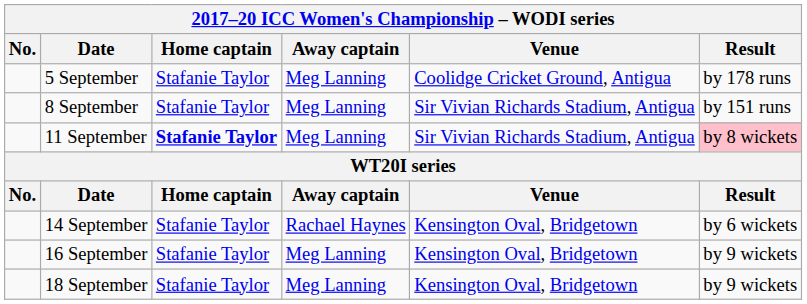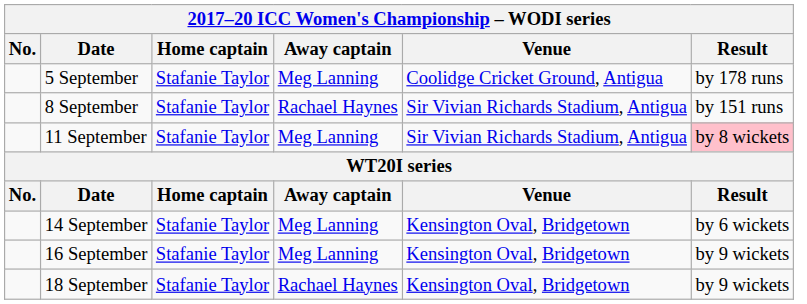(336, 107) Meg Lanning -> (338, 107) Rachael Haynes
(216, 136) bold -> (213, 136) normal
(346, 225) Rachael Haynes -> (328, 225) Meg Lanning
(336, 284) Meg Lanning -> (338, 284) Rachael Haynes
